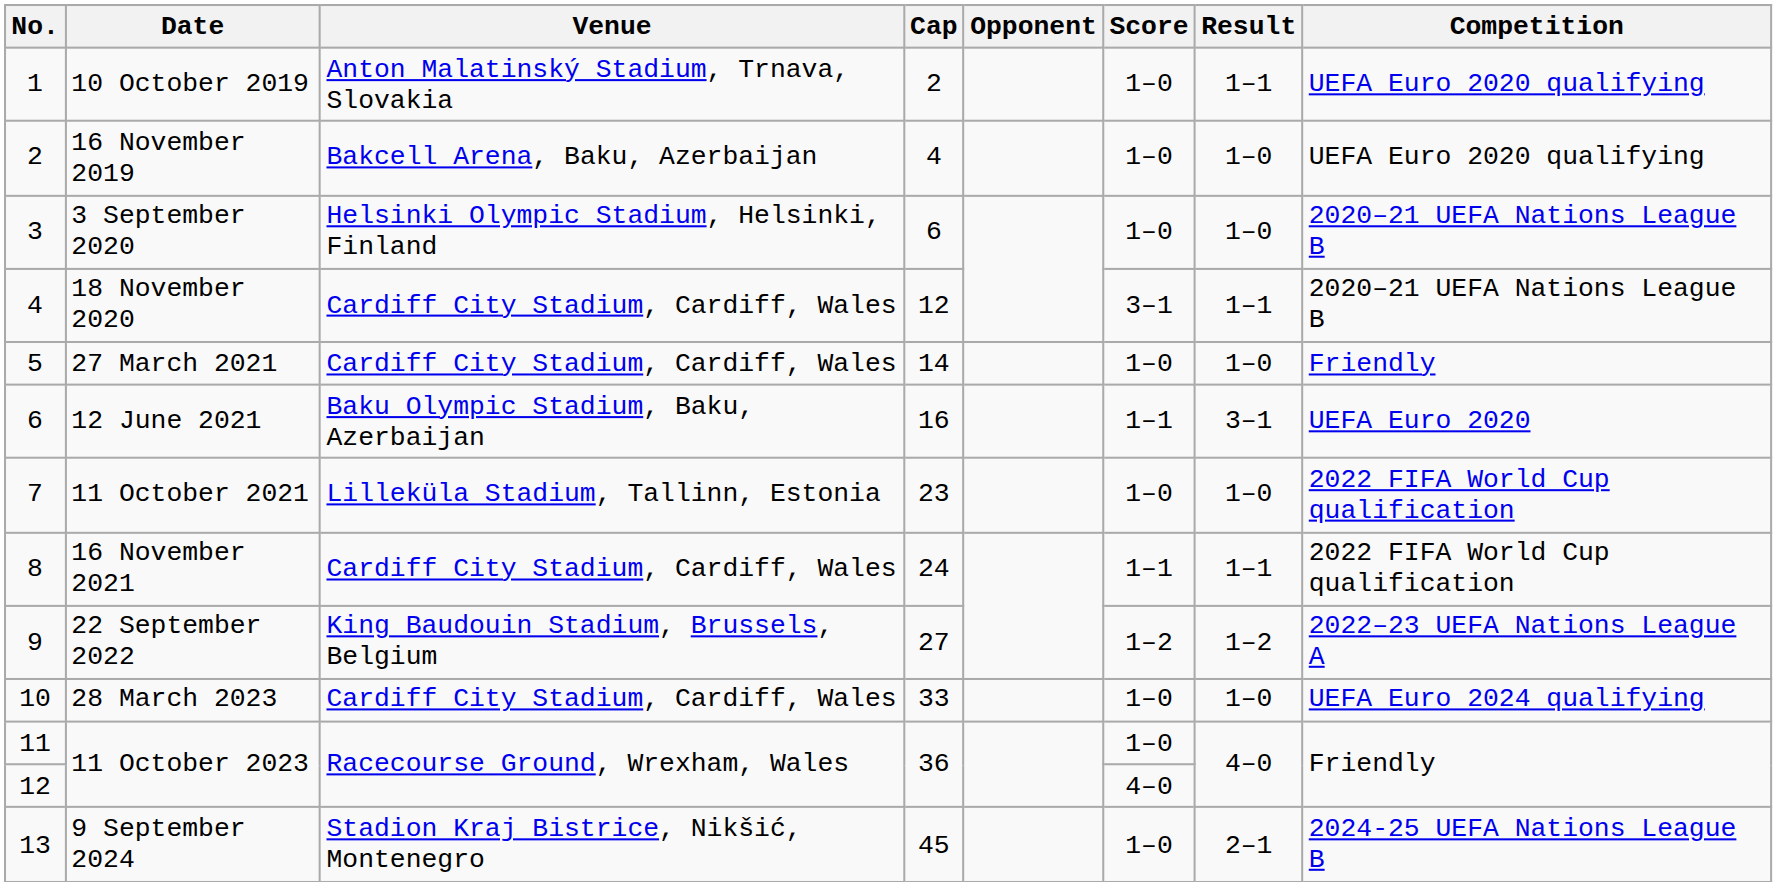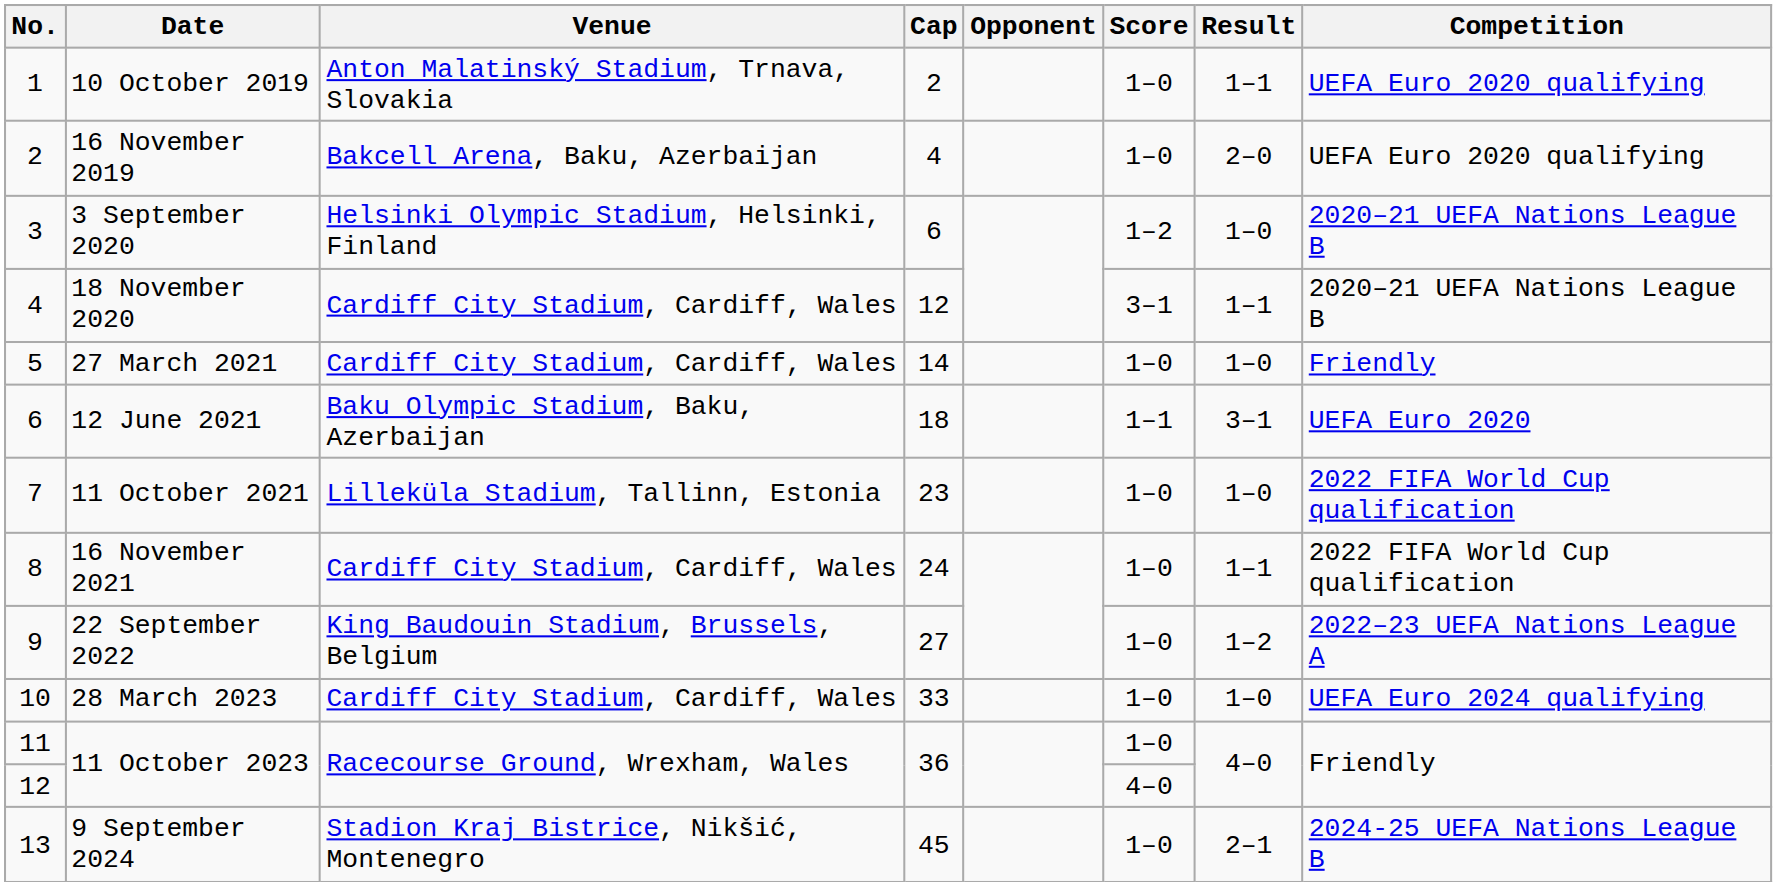(1249, 158) 1–0 -> (1249, 158) 2–0
(1149, 232) 1–0 -> (1149, 232) 1–2
(934, 422) 16 -> (934, 422) 18
(1149, 569) 1–1 -> (1149, 569) 1–0
(1149, 642) 1–2 -> (1149, 642) 1–0
